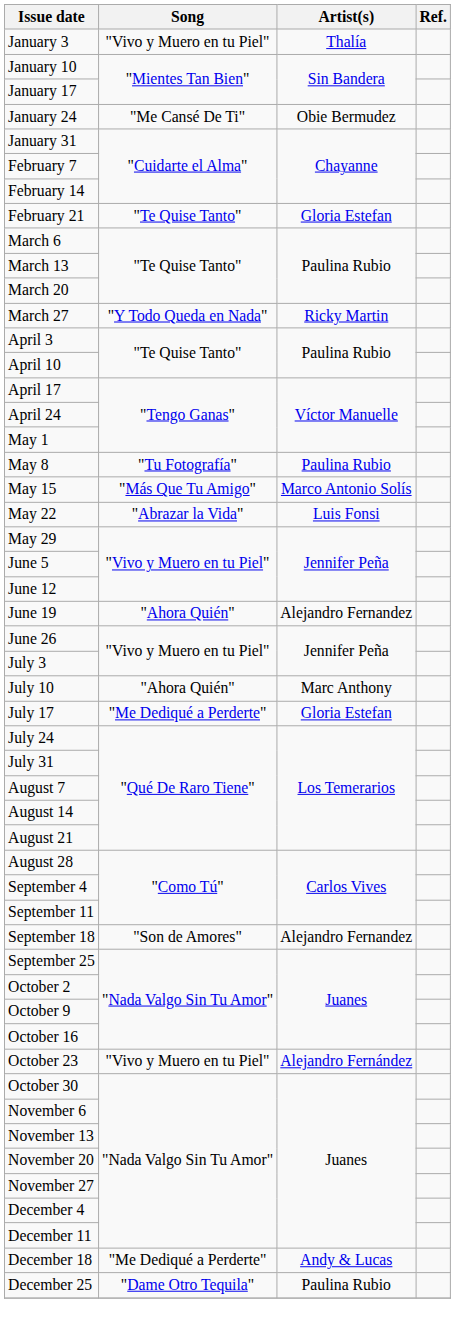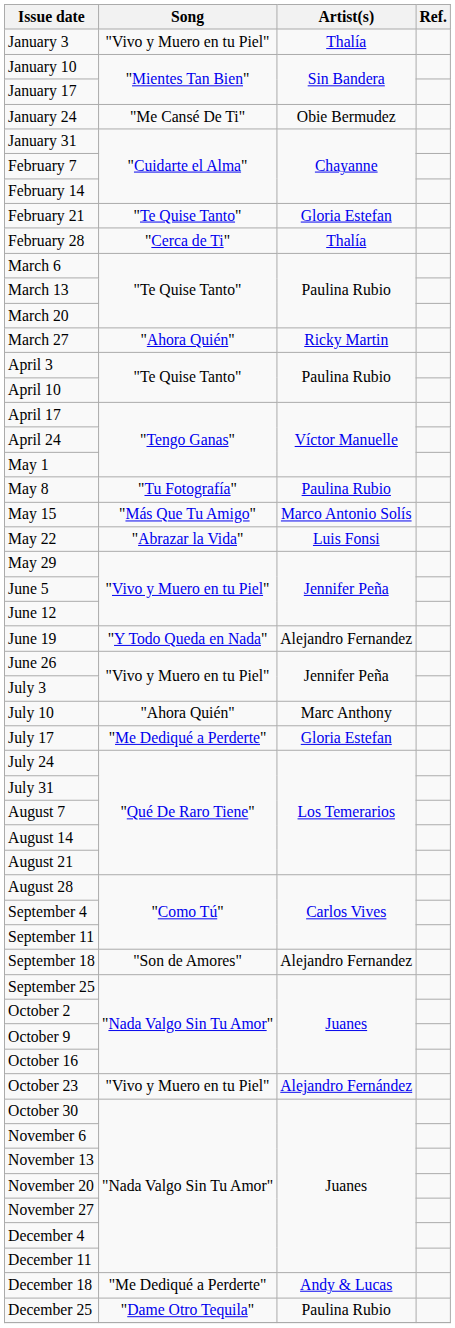+ row: (46, 240)
(188, 315) "Y Todo Queda en Nada" -> (188, 340) "Ahora Quién"
(188, 613) "Ahora Quién" -> (188, 638) "Y Todo Queda en Nada"
